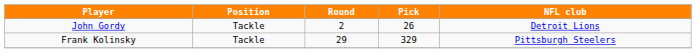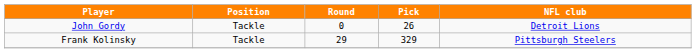(341, 26) 2 -> (341, 26) 0
